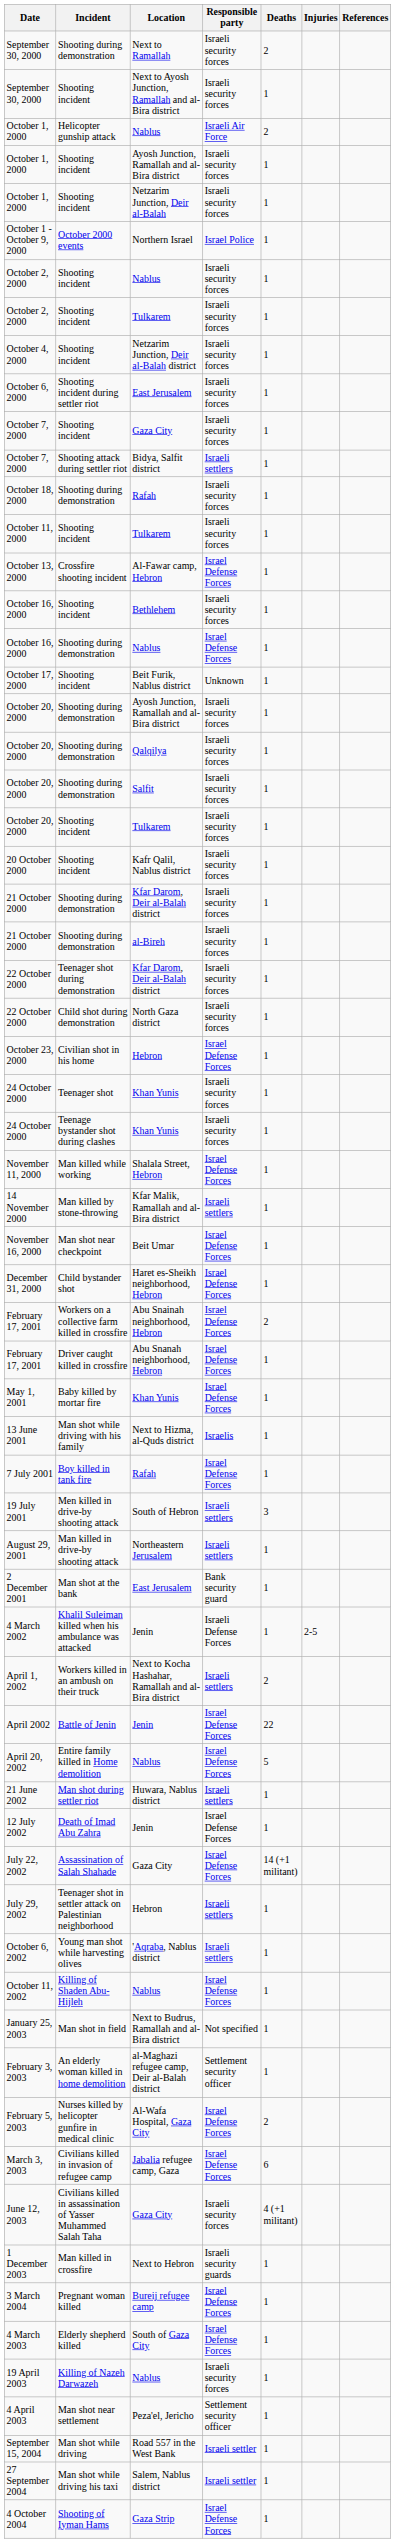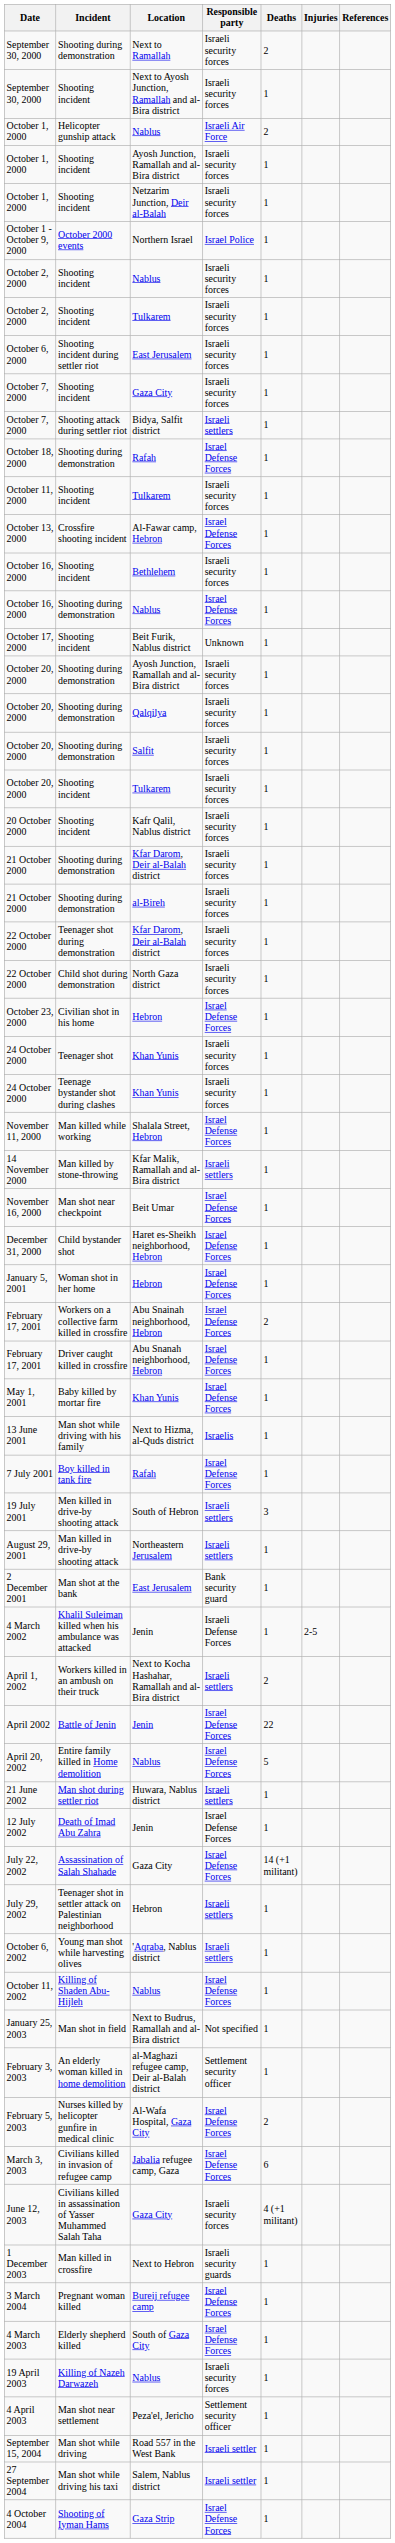- row: (28, 354)
(220, 495) Israeli security forces -> (221, 457) Israel Defense Forces
+ row: (27, 1283)
